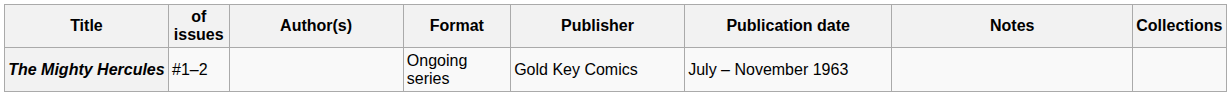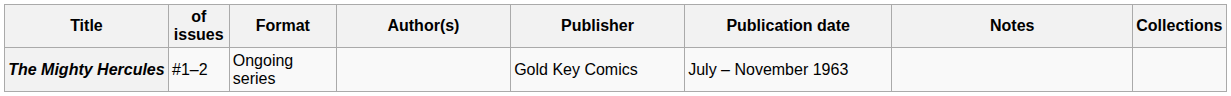columns swapped: (457, 26) <-> (316, 26)
